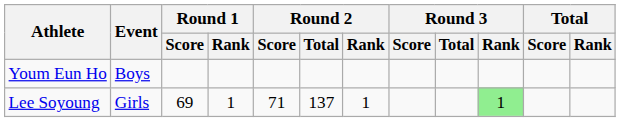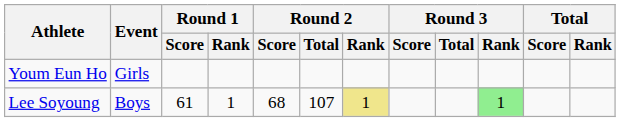(132, 74) Boys -> (132, 74) Girls
(132, 102) Girls -> (132, 102) Boys
(185, 102) 69 -> (185, 102) 61
(277, 102) 71 -> (277, 102) 68
(321, 102) 137 -> (321, 102) 107
(366, 102) no background -> (366, 102) khaki background
